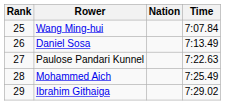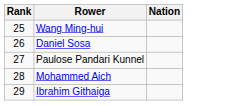- column: (202, 12)
